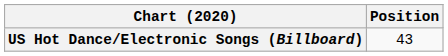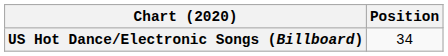(405, 40) 43 -> (405, 40) 34
